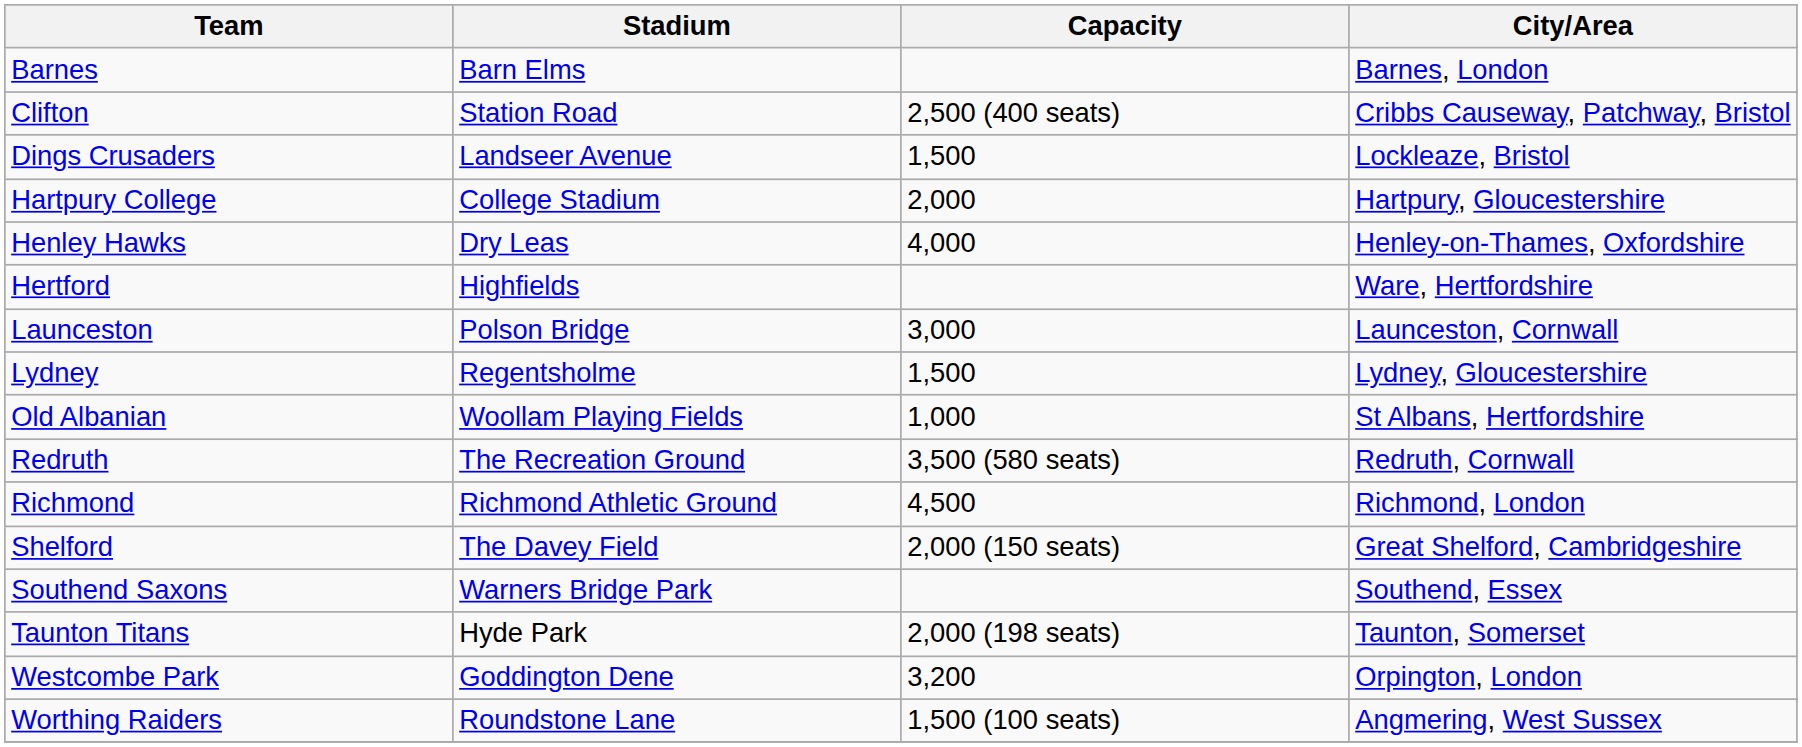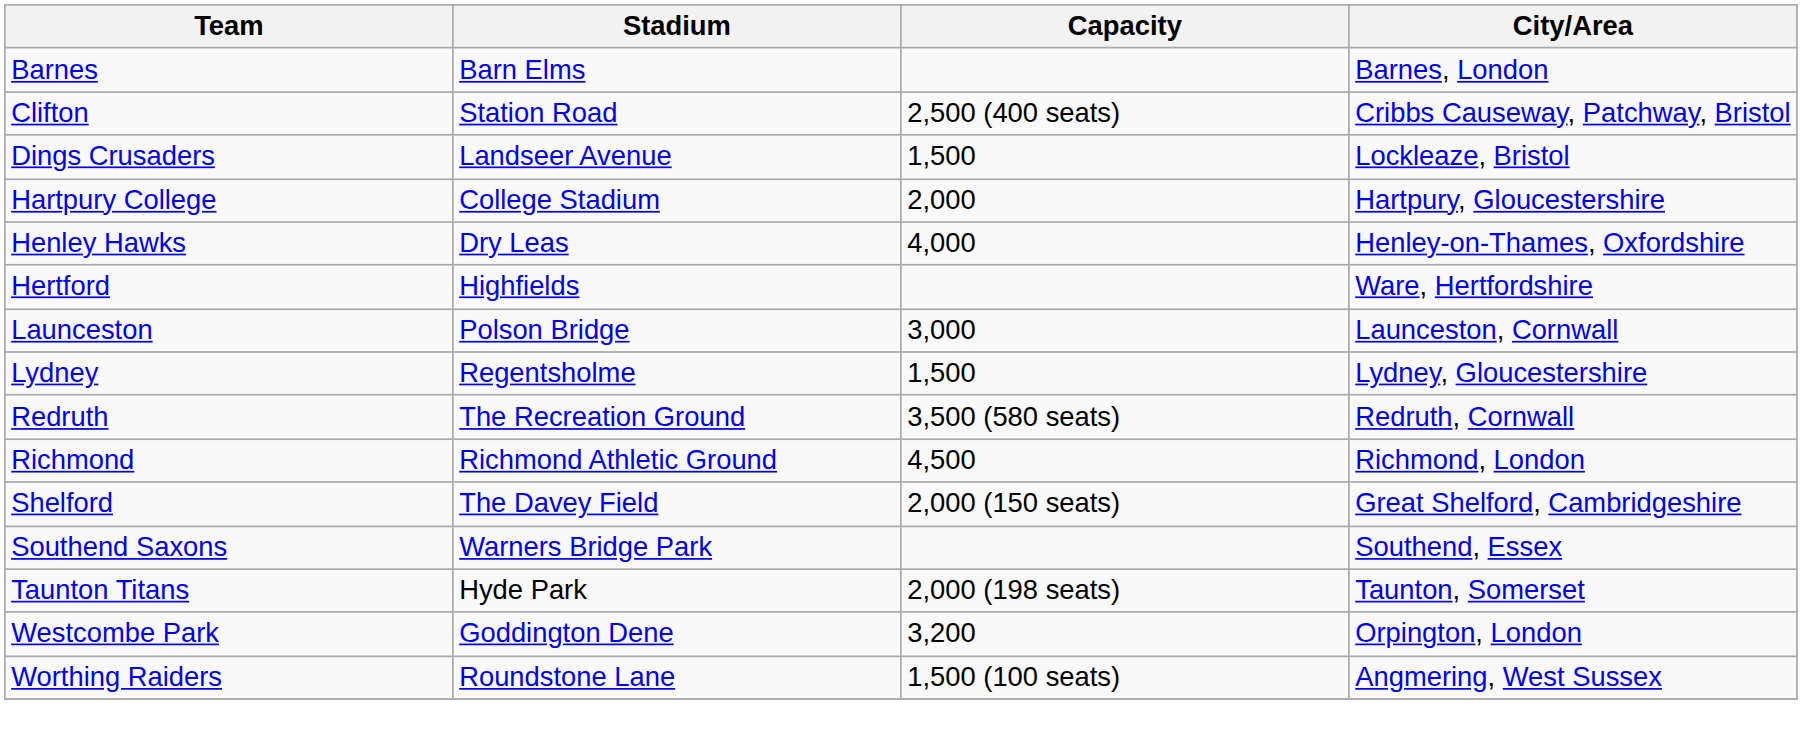- row: (89, 416)
